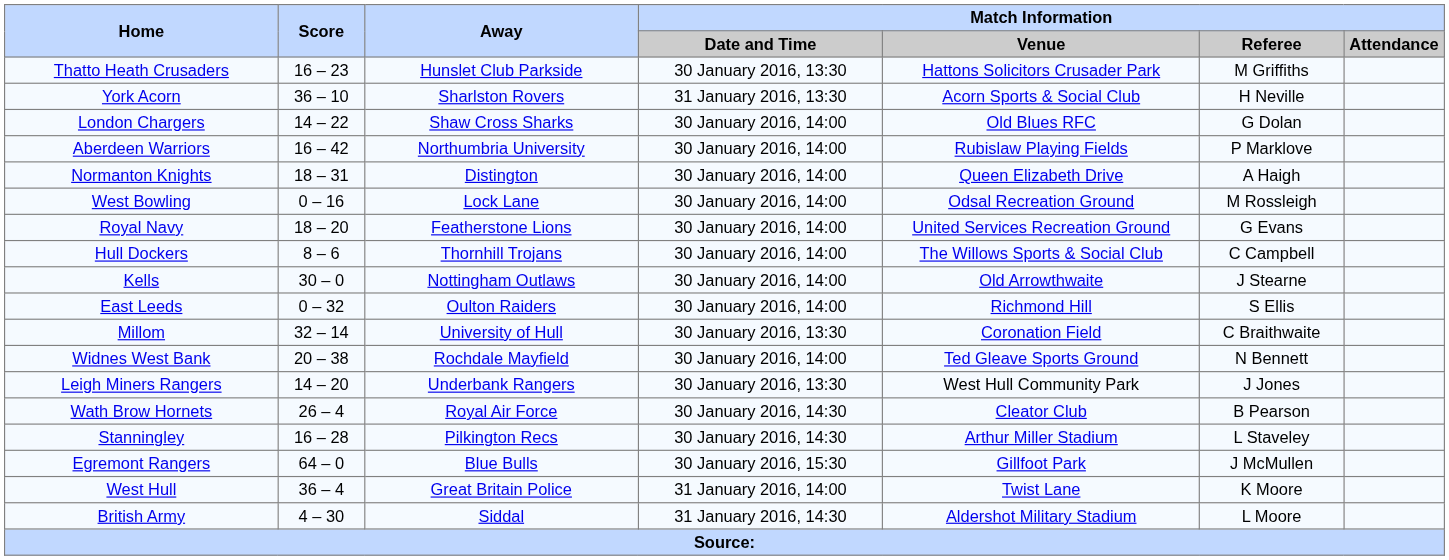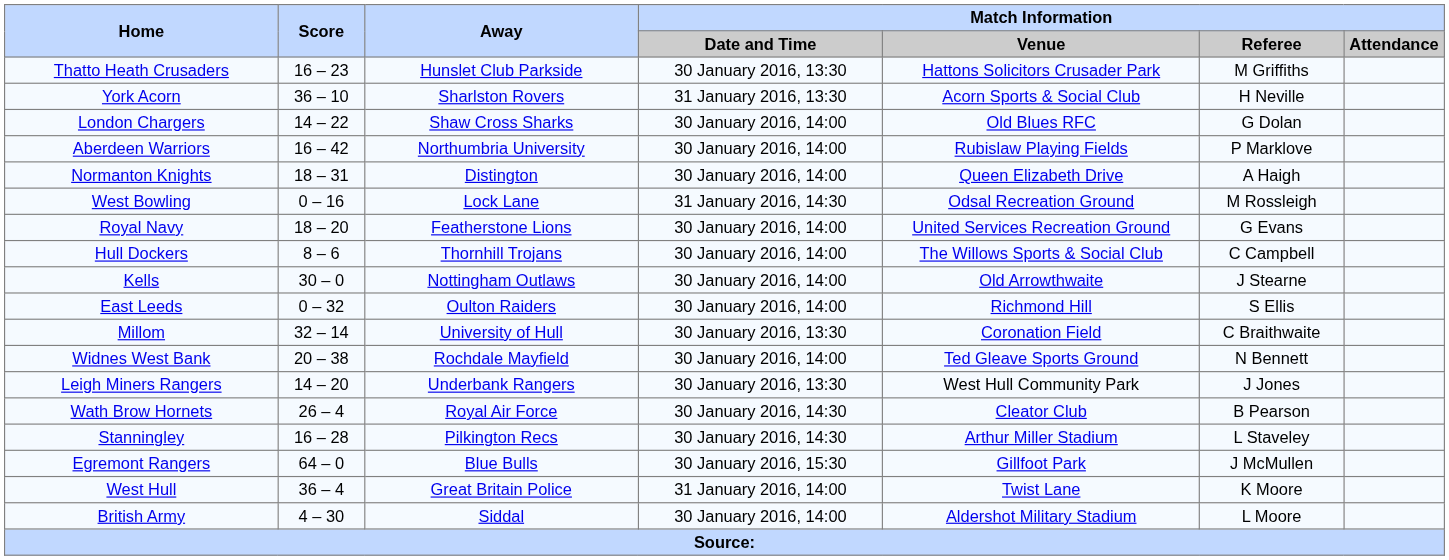(760, 201) 30 January 2016, 14:00 -> (760, 201) 31 January 2016, 14:30
(760, 516) 31 January 2016, 14:30 -> (760, 516) 30 January 2016, 14:00
